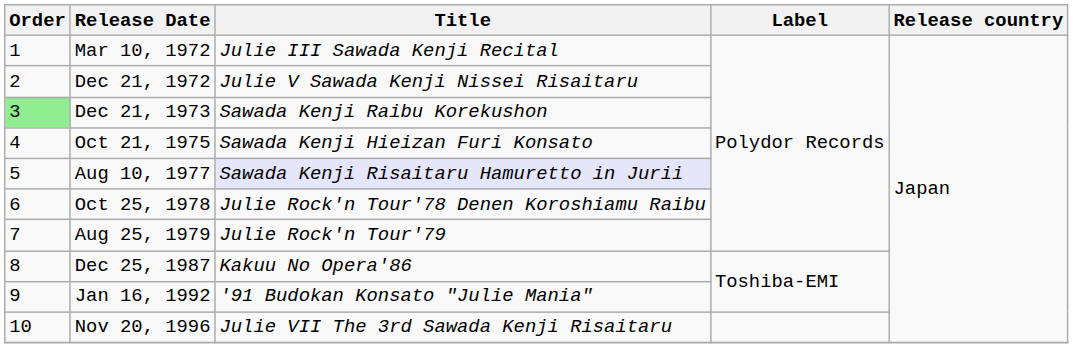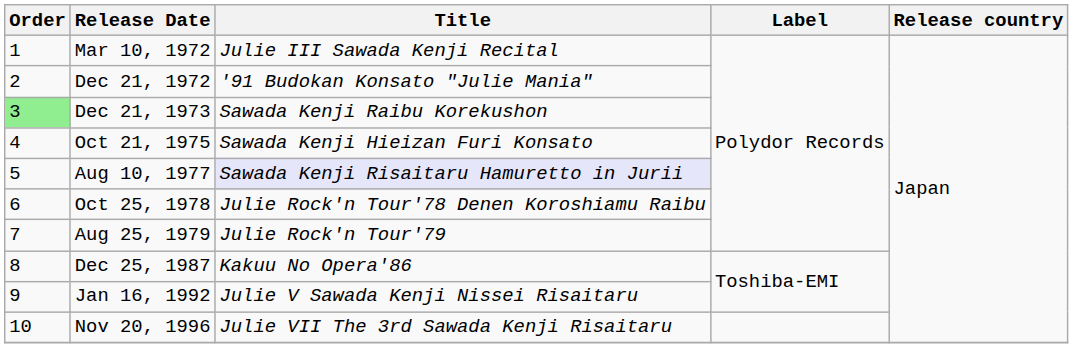(429, 82) Julie V Sawada Kenji Nissei Risaitaru -> (406, 82) '91 Budokan Konsato "Julie Mania"
(406, 297) '91 Budokan Konsato "Julie Mania" -> (429, 297) Julie V Sawada Kenji Nissei Risaitaru
